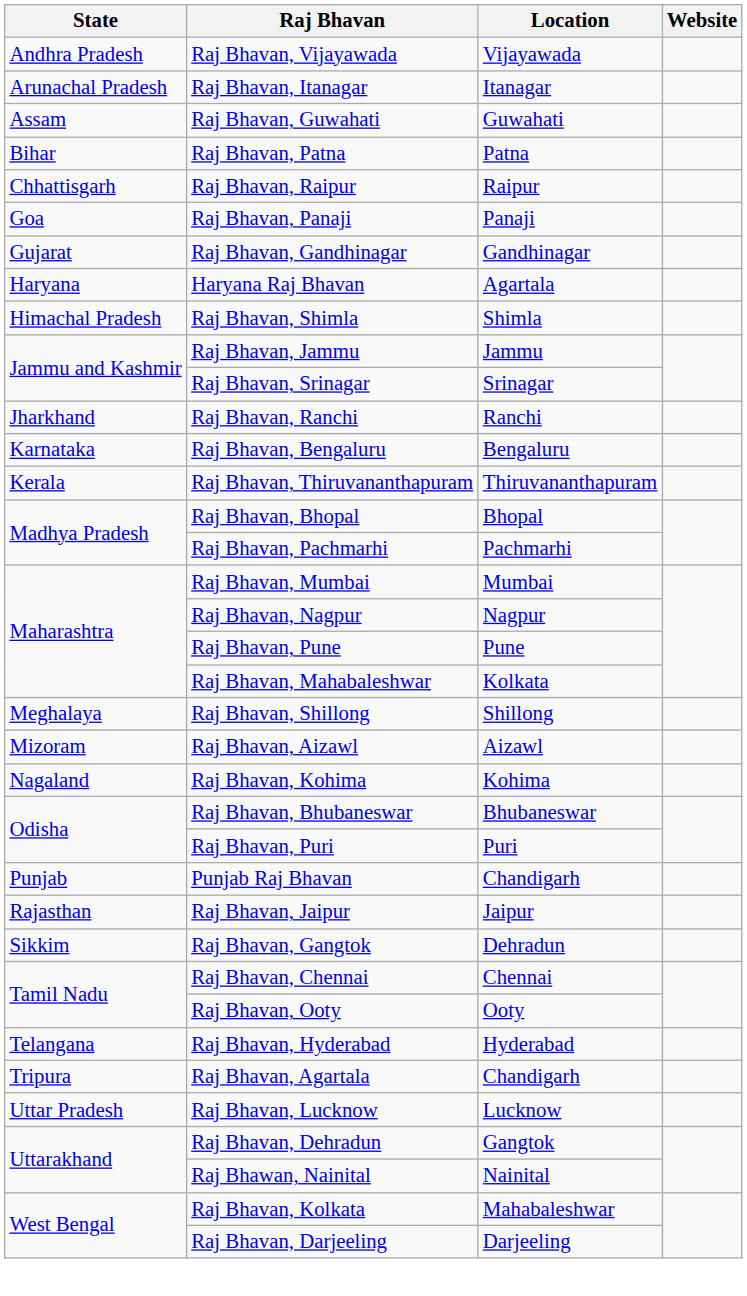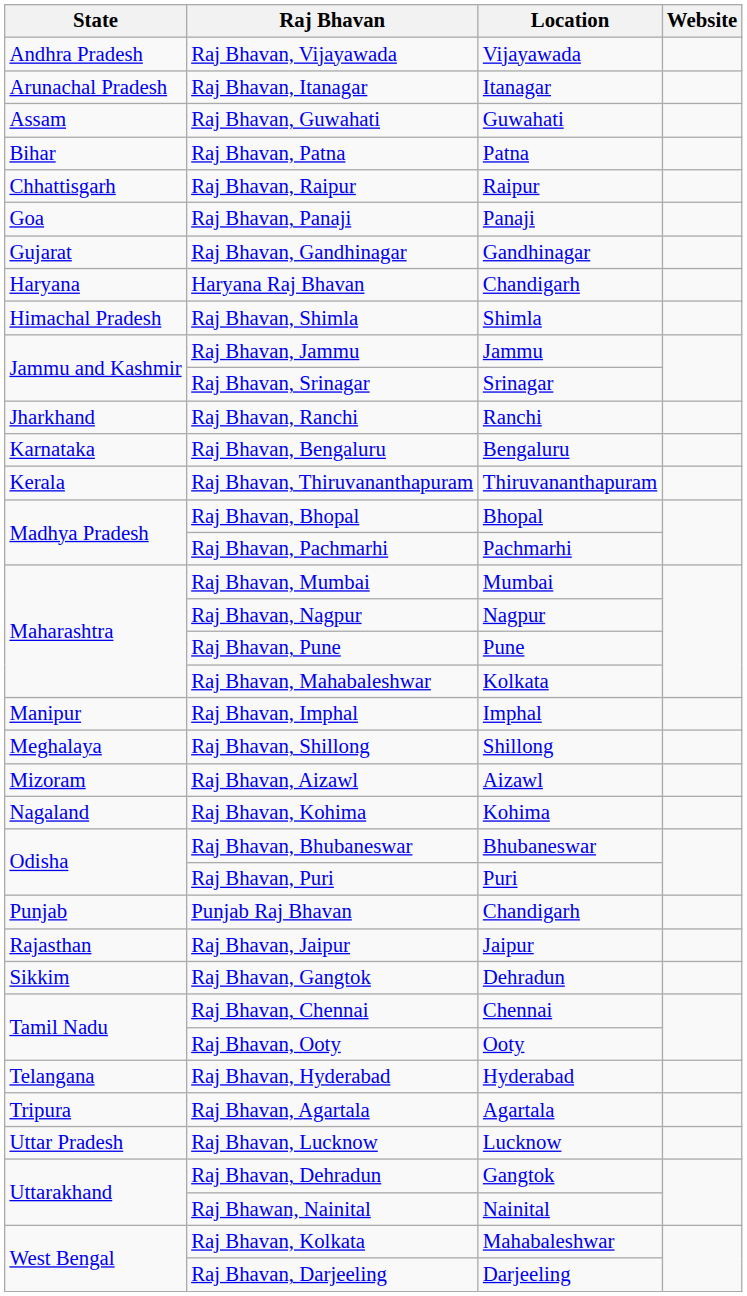(519, 284) Agartala -> (531, 284) Chandigarh
+ row: (275, 713)
(531, 1076) Chandigarh -> (519, 1109) Agartala
